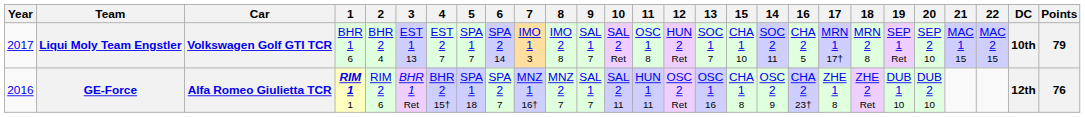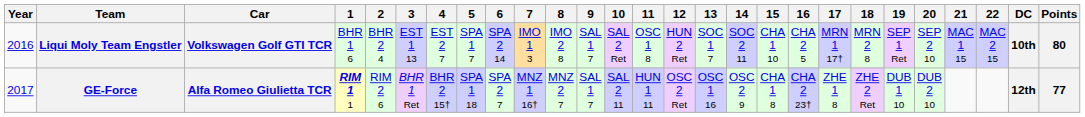columns swapped: (772, 13) <-> (741, 13)
(20, 45) 2017 -> (20, 45) 2016
(1059, 45) 79 -> (1059, 45) 80
(20, 90) 2016 -> (20, 90) 2017
(1059, 90) 76 -> (1059, 90) 77
